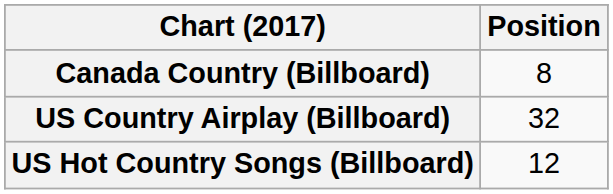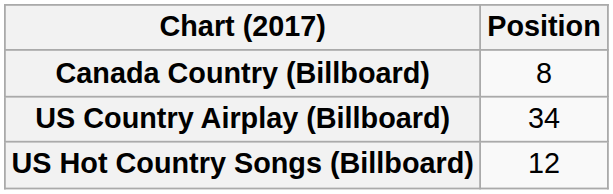(544, 118) 32 -> (544, 118) 34
